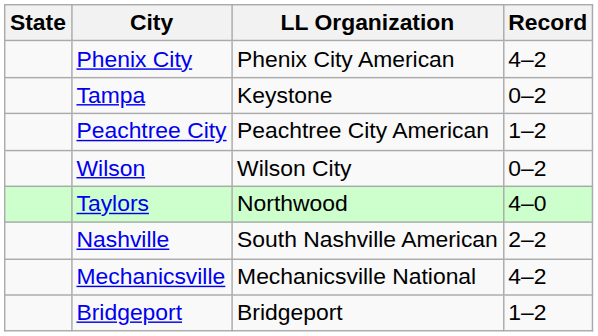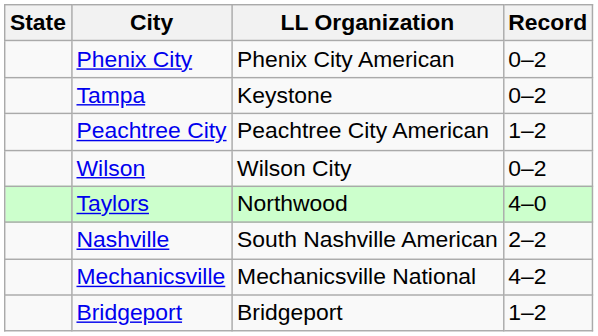(527, 58) 4–2 -> (527, 58) 0–2
